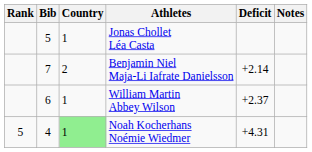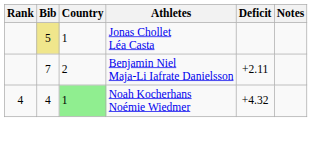(48, 38) no background -> (48, 38) khaki background
(255, 69) +2.14 -> (255, 69) +2.11
- row: (145, 100)
(20, 132) 5 -> (20, 100) 4
(255, 132) +4.31 -> (255, 100) +4.32
